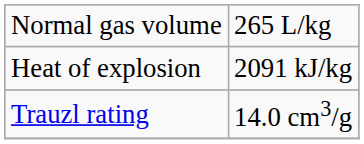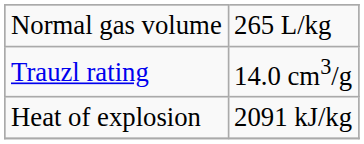rows swapped: (106, 68) <-> (80, 114)
